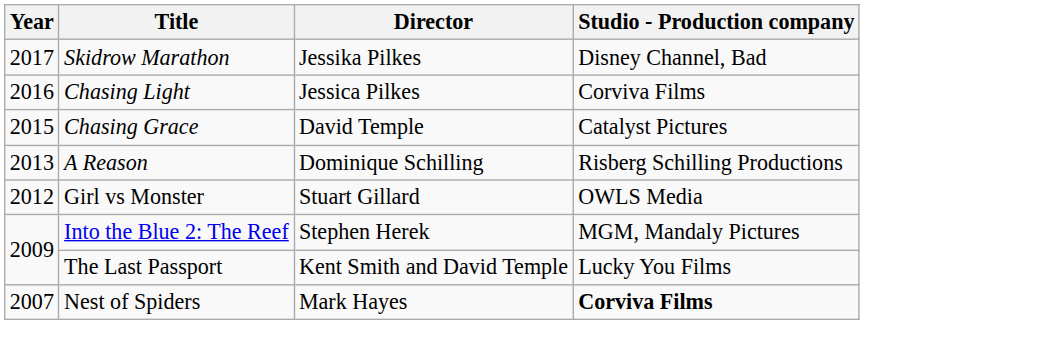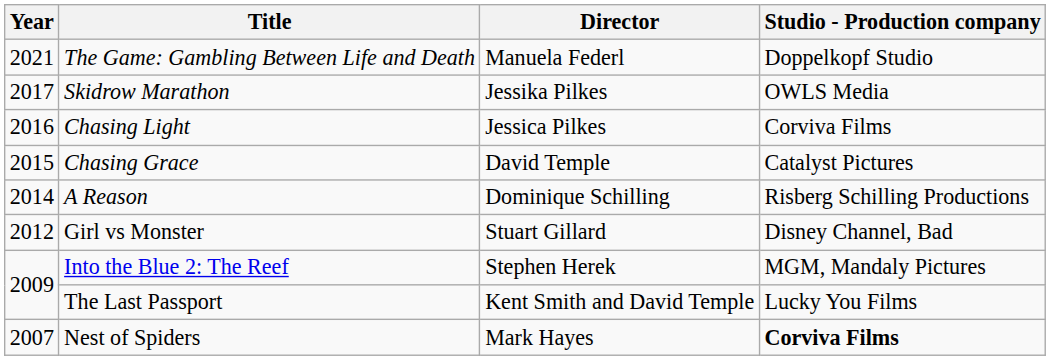+ row: (270, 57)
(672, 57) Disney Channel, Bad -> (827, 92) OWLS Media
(32, 162) 2013 -> (32, 197) 2014
(640, 197) OWLS Media -> (859, 232) Disney Channel, Bad
